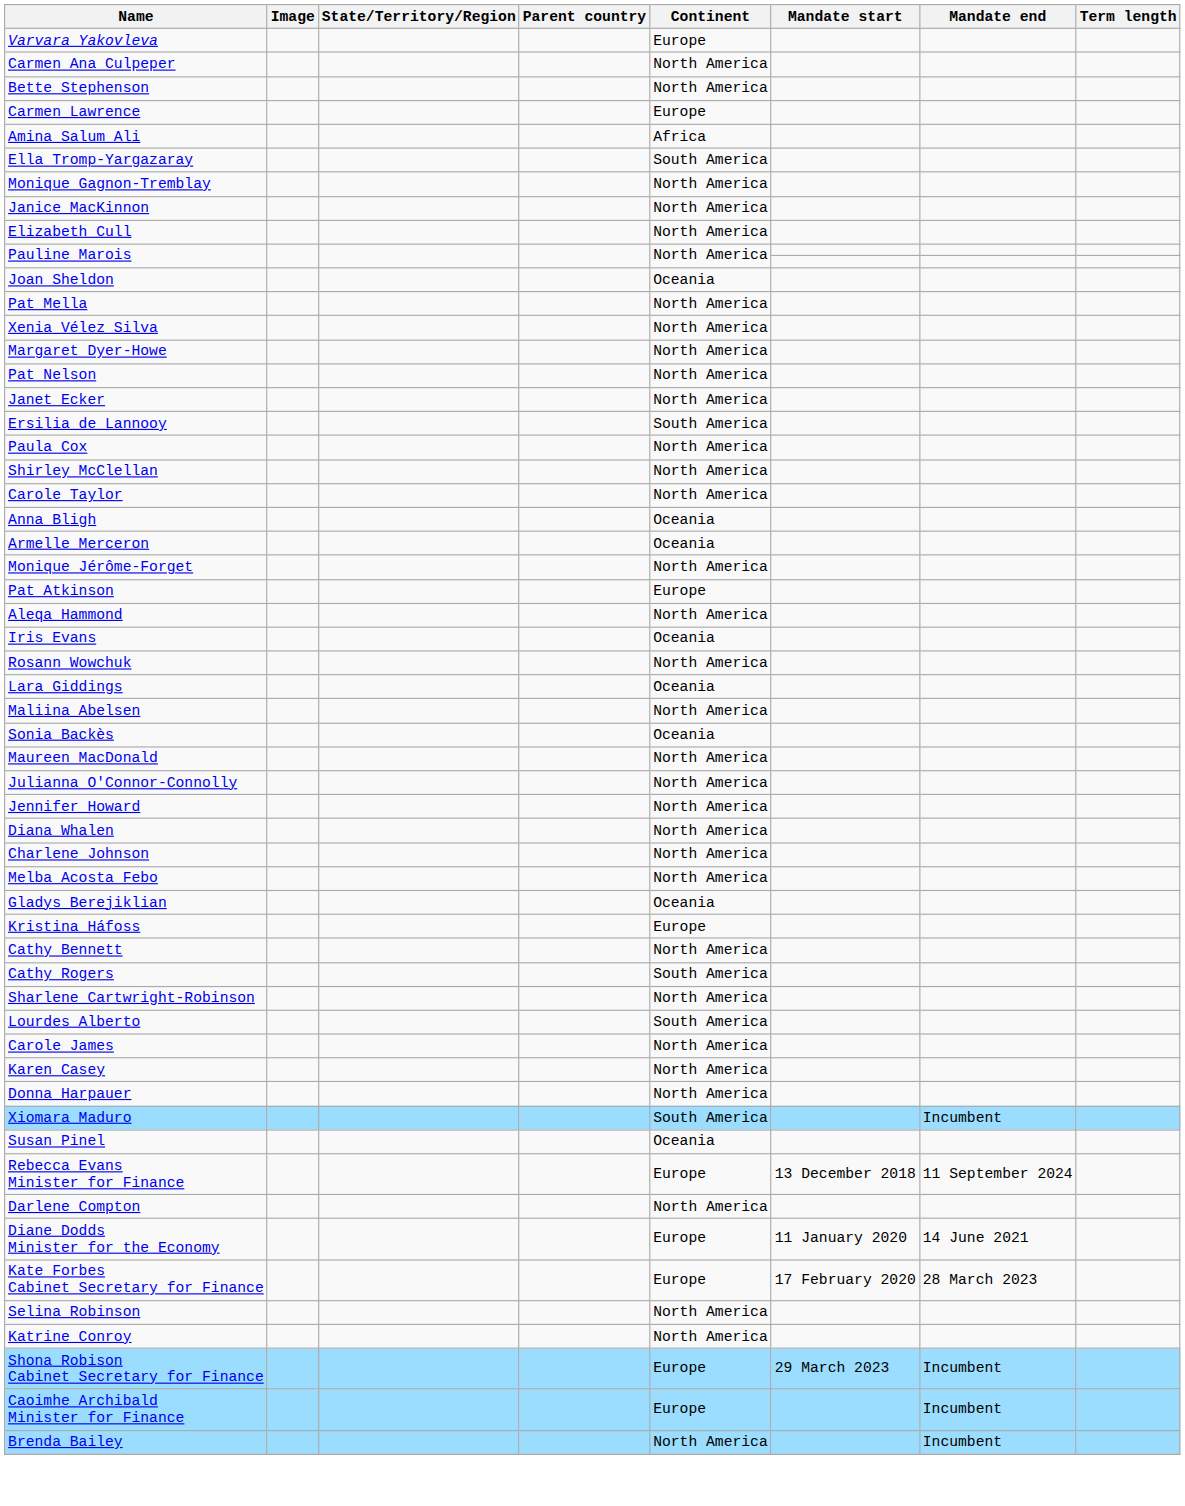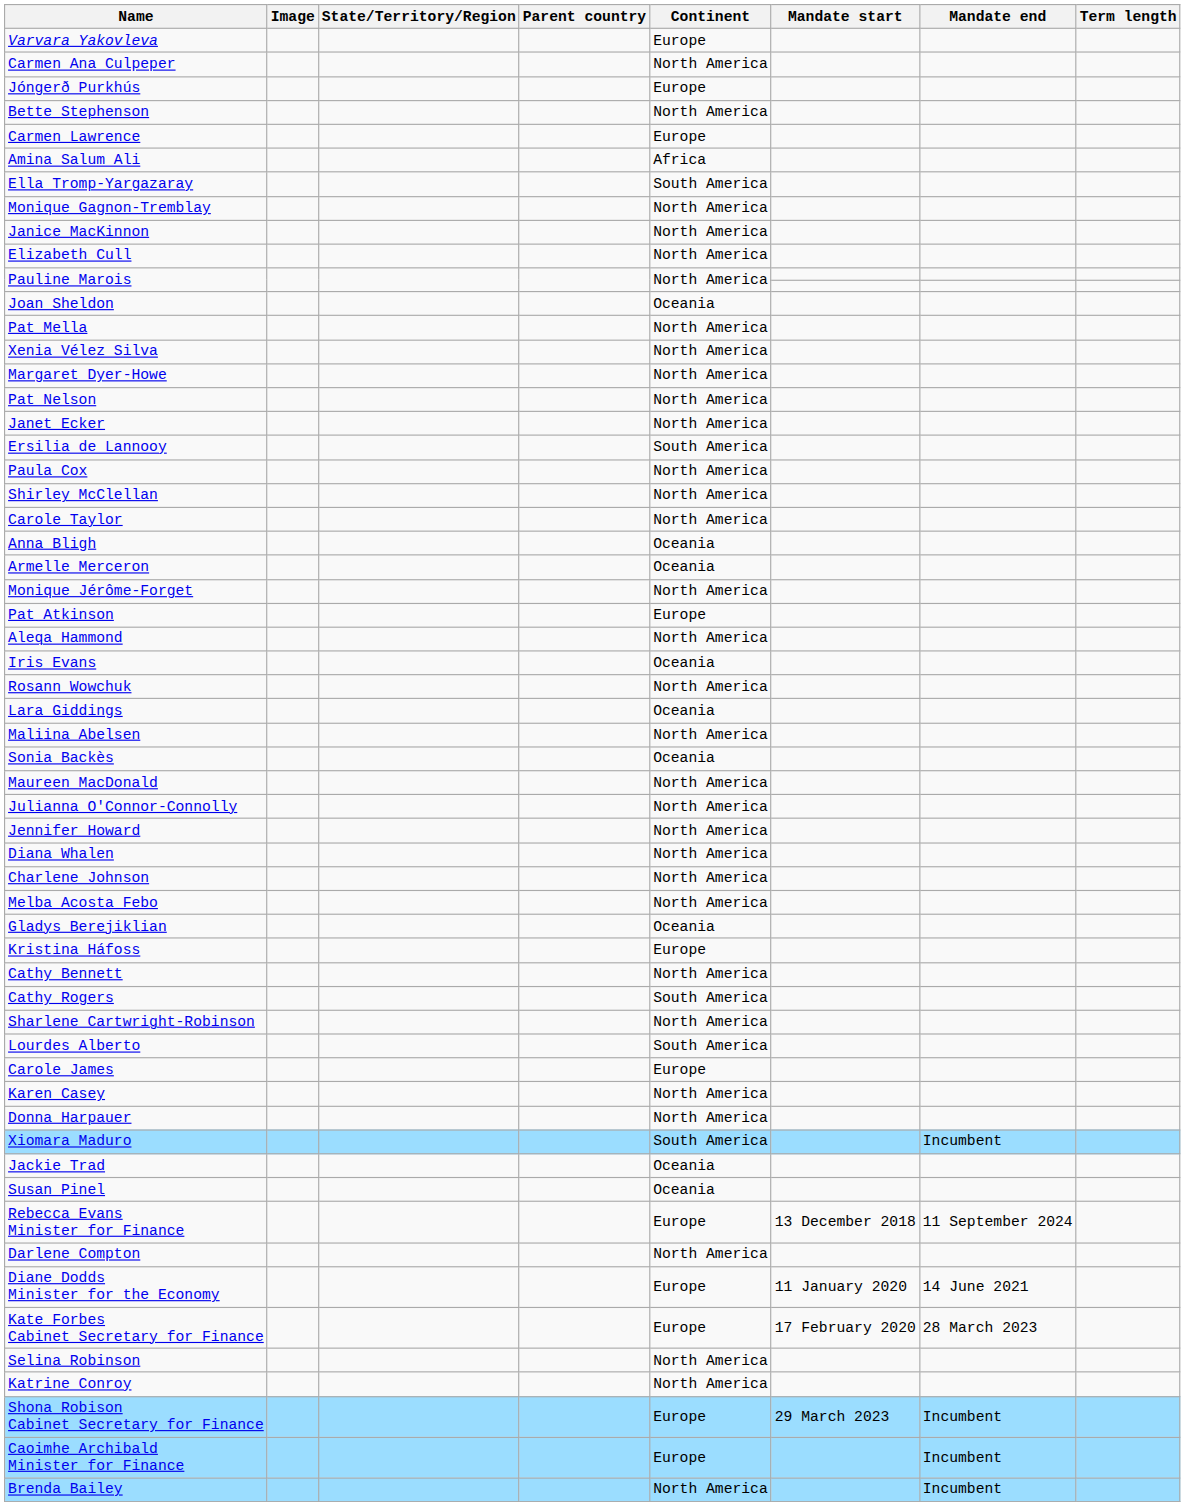+ row: (74, 88)
(710, 1046) North America -> (680, 1070) Europe
+ row: (57, 1166)
